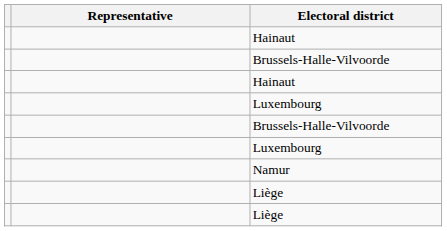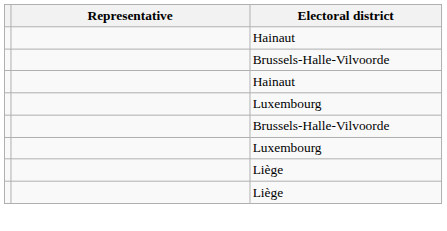- row: (8, 171)
